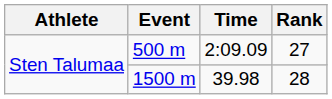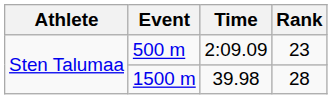(299, 50) 27 -> (299, 50) 23
